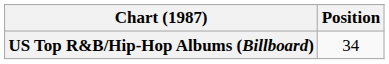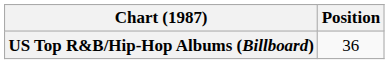(351, 44) 34 -> (351, 44) 36
